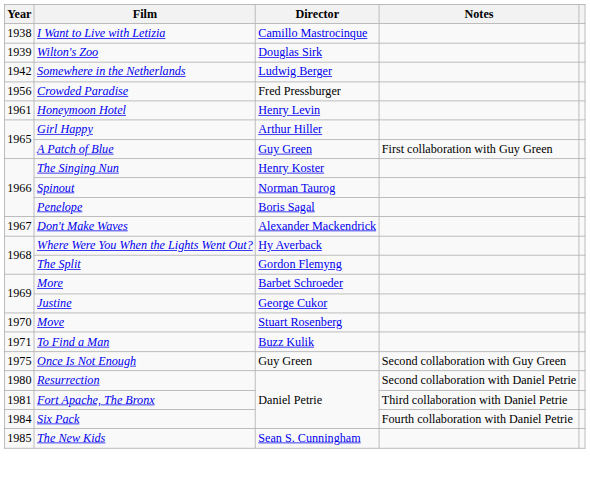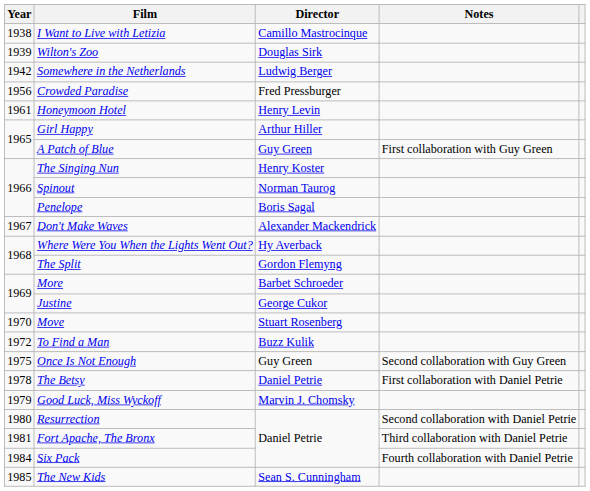(19, 341) 1971 -> (19, 341) 1972
+ row: (61, 380)
+ row: (99, 399)
